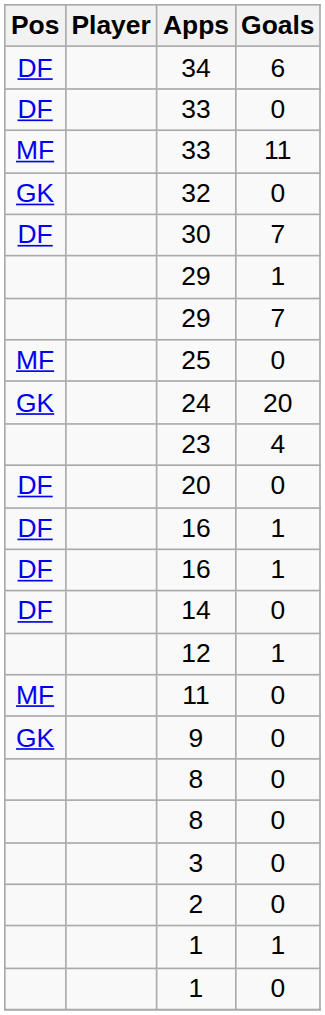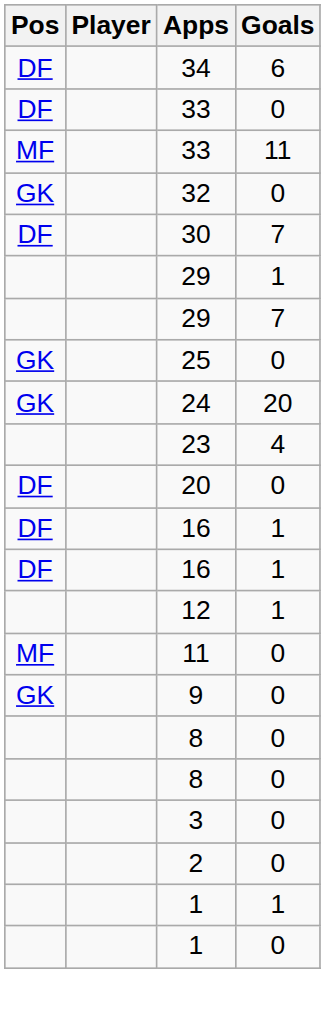(35, 360) MF -> (35, 360) GK
- row: (196, 611)
